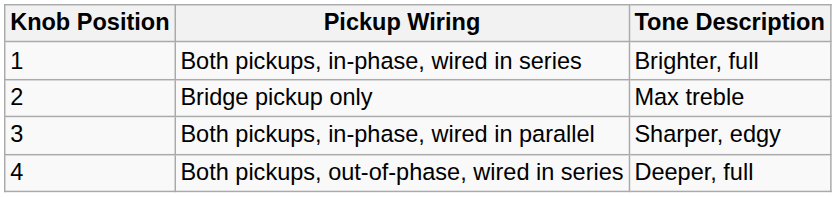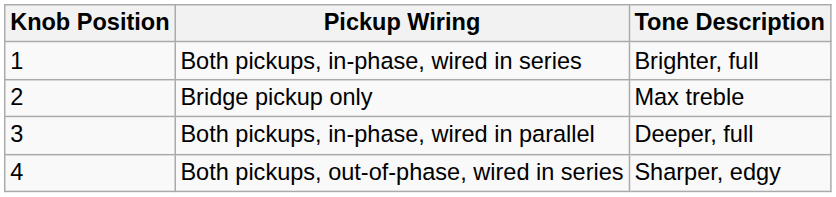(708, 135) Sharper, edgy -> (694, 135) Deeper, full
(694, 172) Deeper, full -> (708, 172) Sharper, edgy
